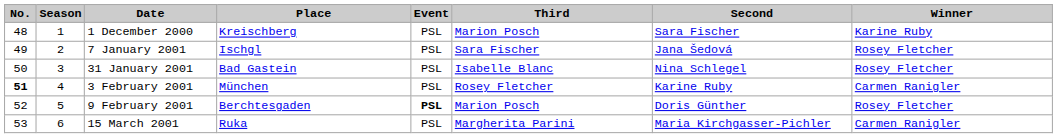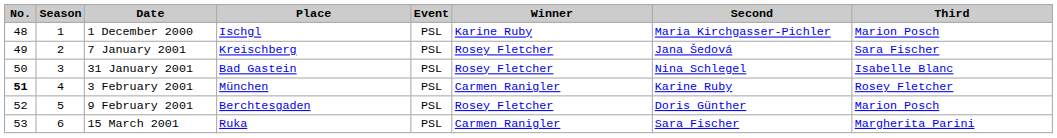columns swapped: (952, 14) <-> (552, 14)
(258, 32) Kreischberg -> (240, 32) Ischgl
(697, 32) Sara Fischer -> (743, 32) Maria Kirchgasser-Pichler
(240, 51) Ischgl -> (258, 51) Kreischberg
(431, 106) bold -> (431, 106) normal
(743, 124) Maria Kirchgasser-Pichler -> (697, 124) Sara Fischer
